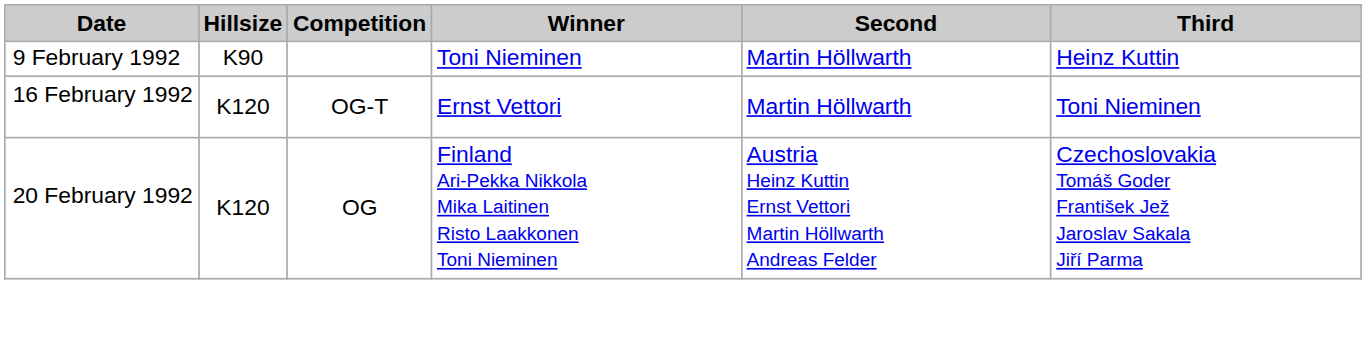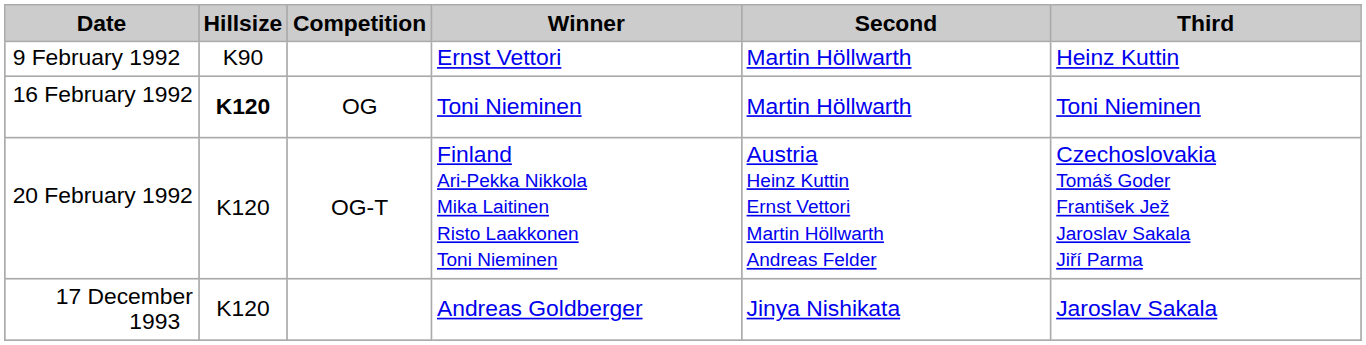(509, 58) Toni Nieminen -> (499, 58) Ernst Vettori
(243, 106) normal -> (243, 106) bold
(360, 106) OG-T -> (360, 106) OG
(499, 106) Ernst Vettori -> (509, 106) Toni Nieminen
(360, 208) OG -> (360, 208) OG-T
+ row: (124, 309)
